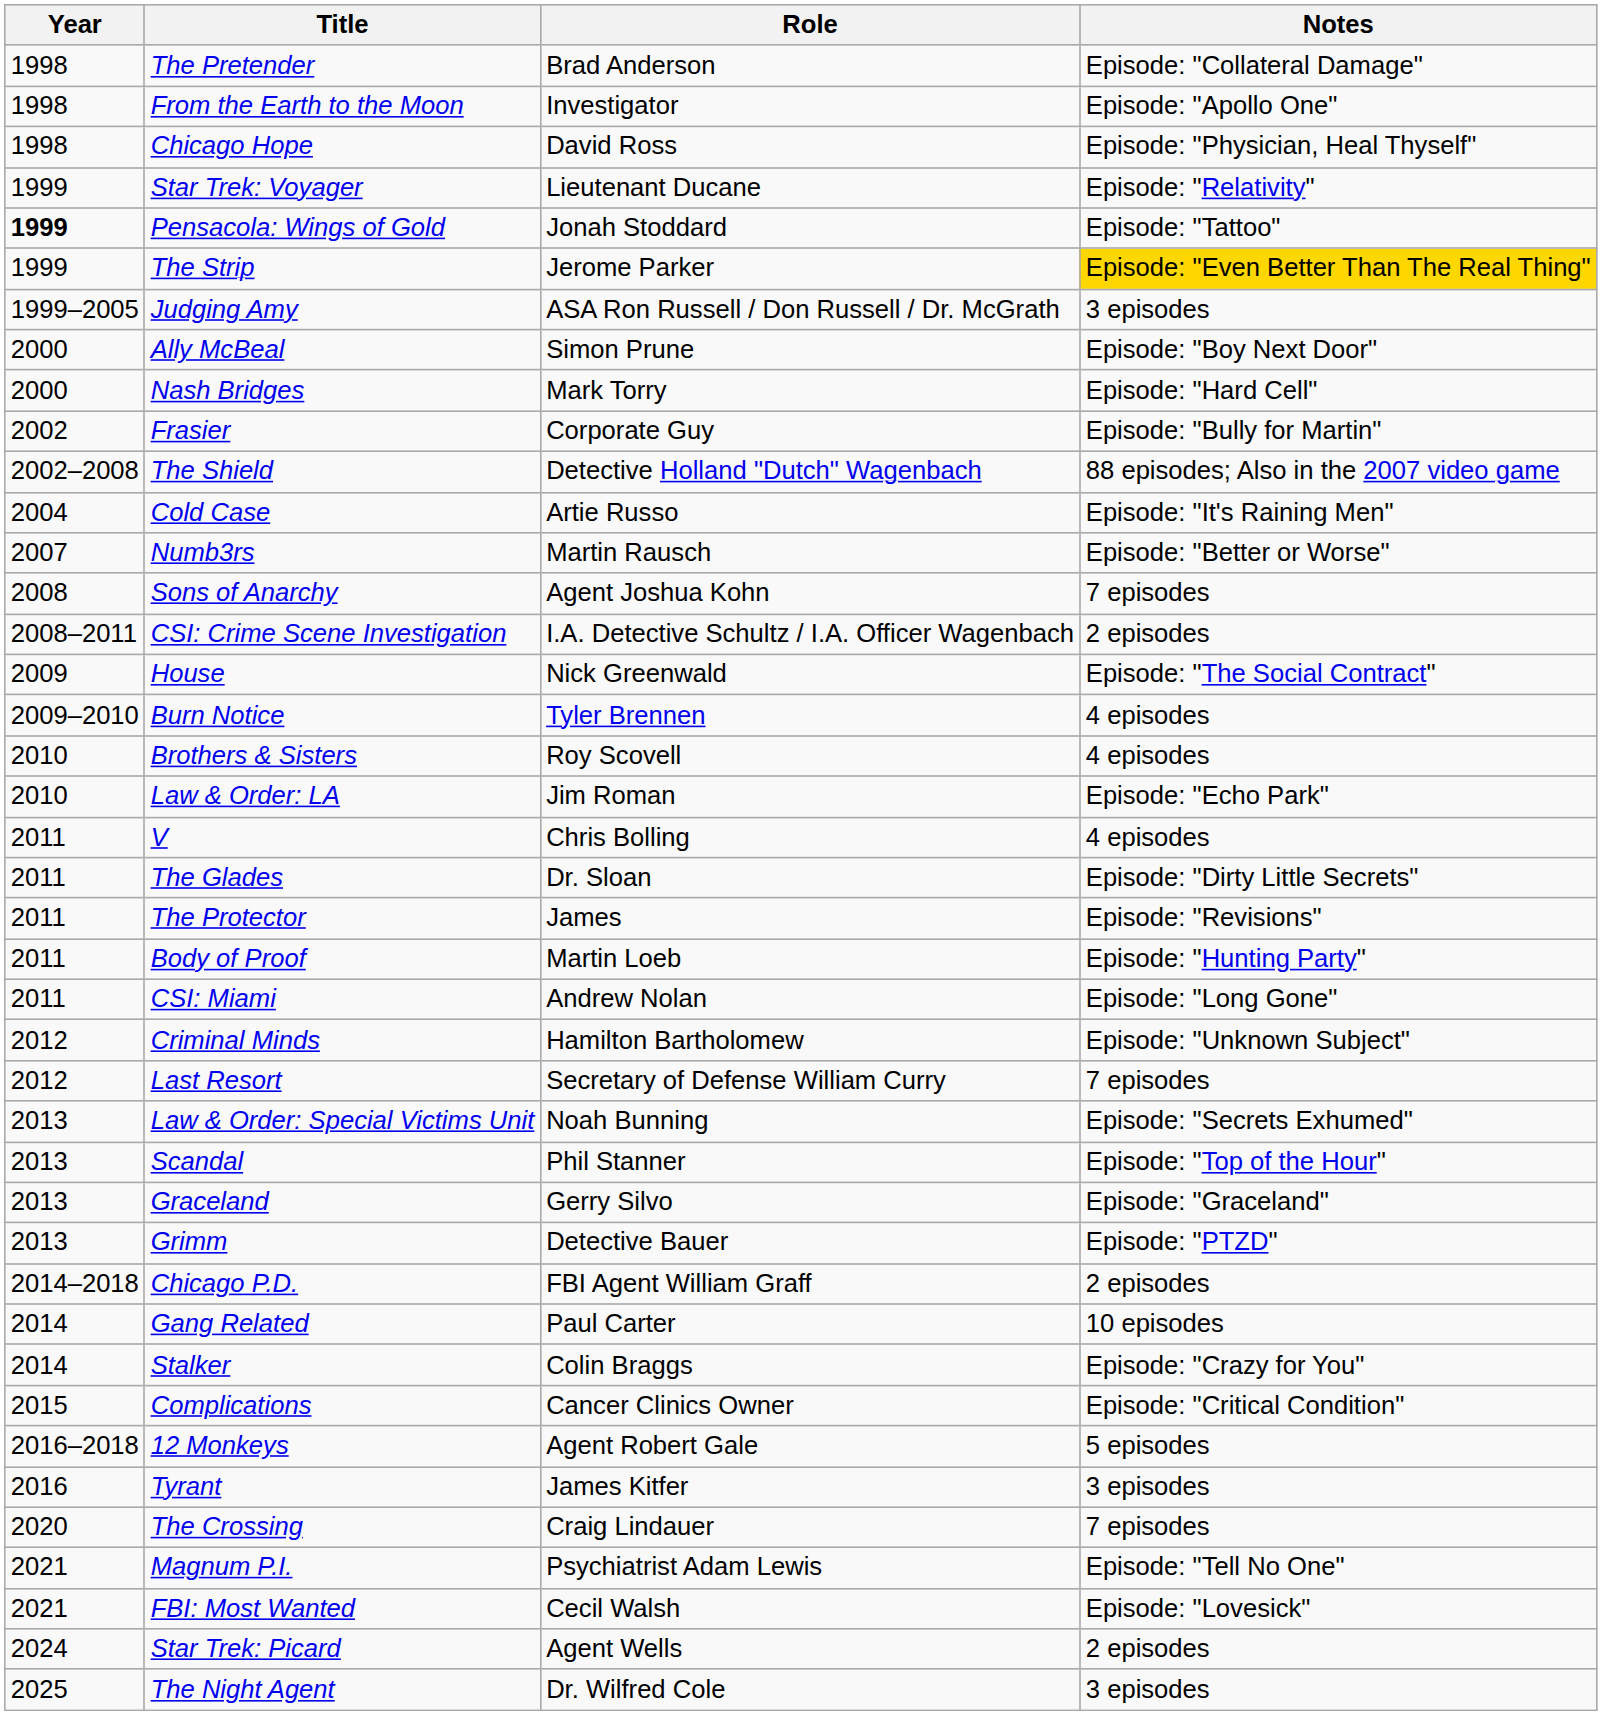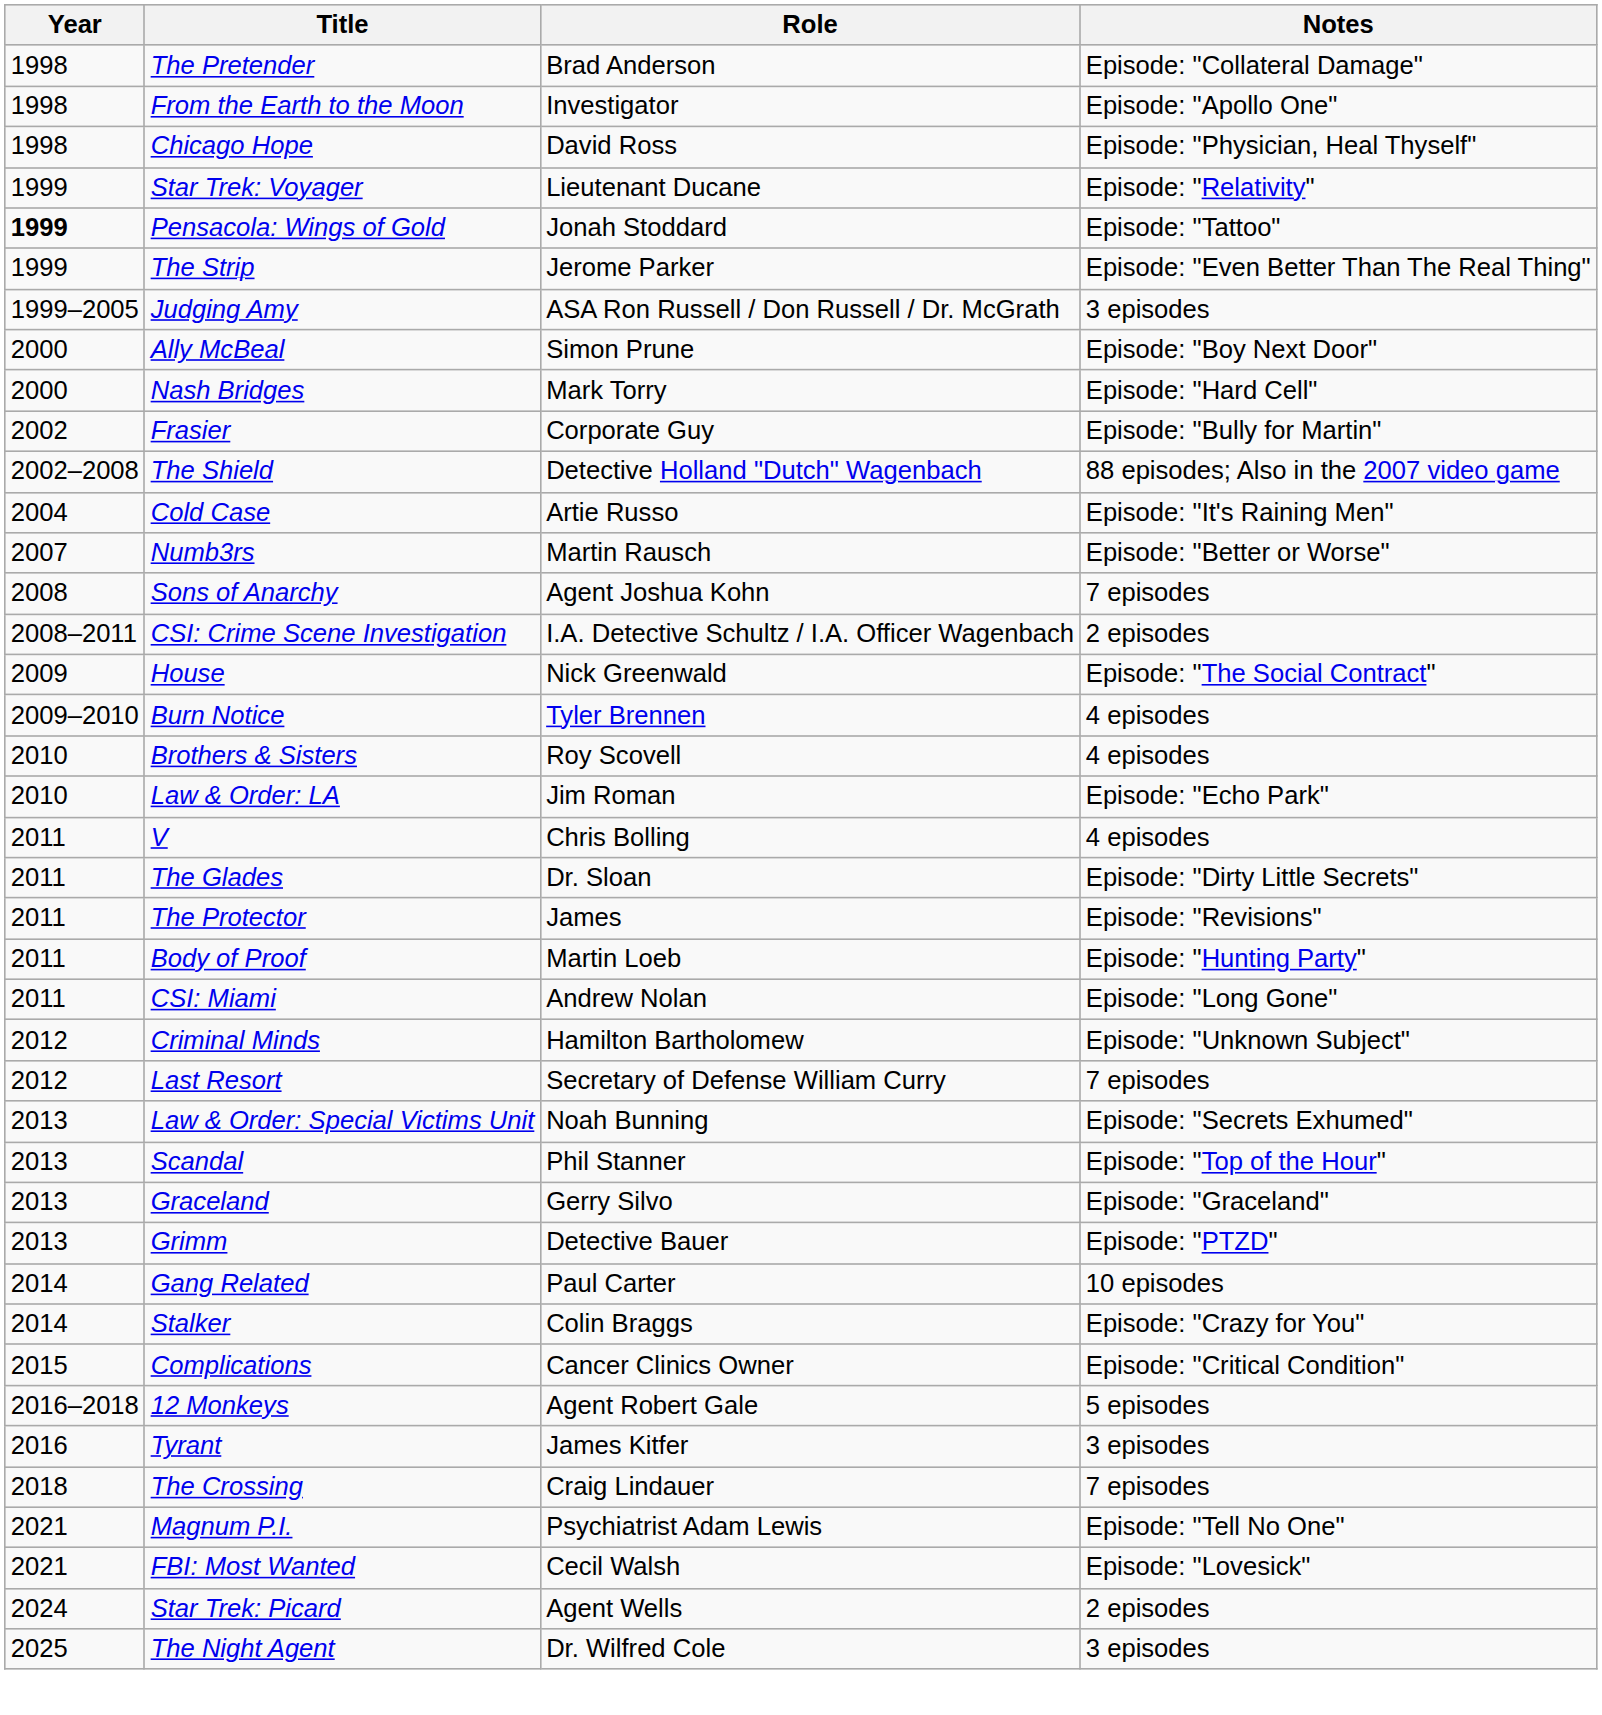(1338, 268) gold background -> (1338, 268) no background
- row: (224, 1283)
(39, 1526) 2020 -> (39, 1486) 2018
